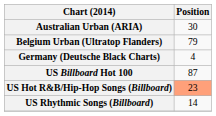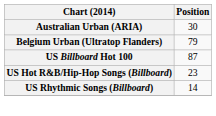- row: (89, 57)
(193, 88) lightsalmon background -> (193, 73) no background
